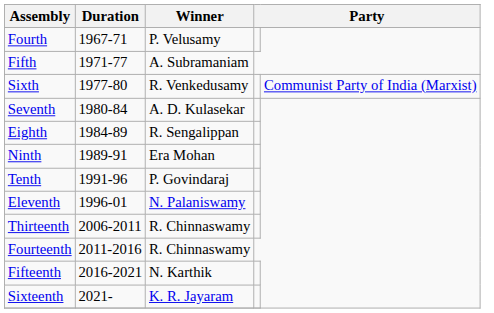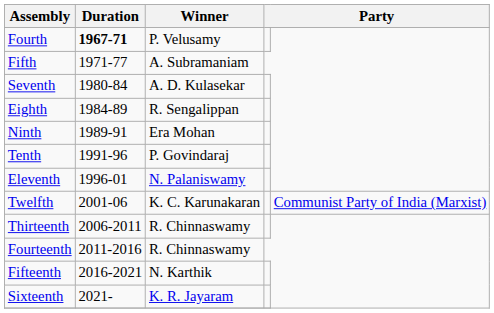(103, 39) normal -> (103, 39) bold
- row: (23, 86)
+ row: (31, 202)
